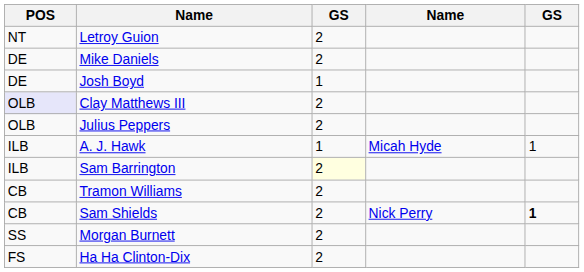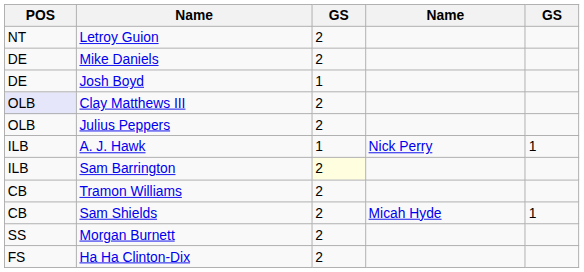(405, 147) Micah Hyde -> (400, 147) Nick Perry
(400, 213) Nick Perry -> (405, 213) Micah Hyde
(532, 213) bold -> (532, 213) normal
